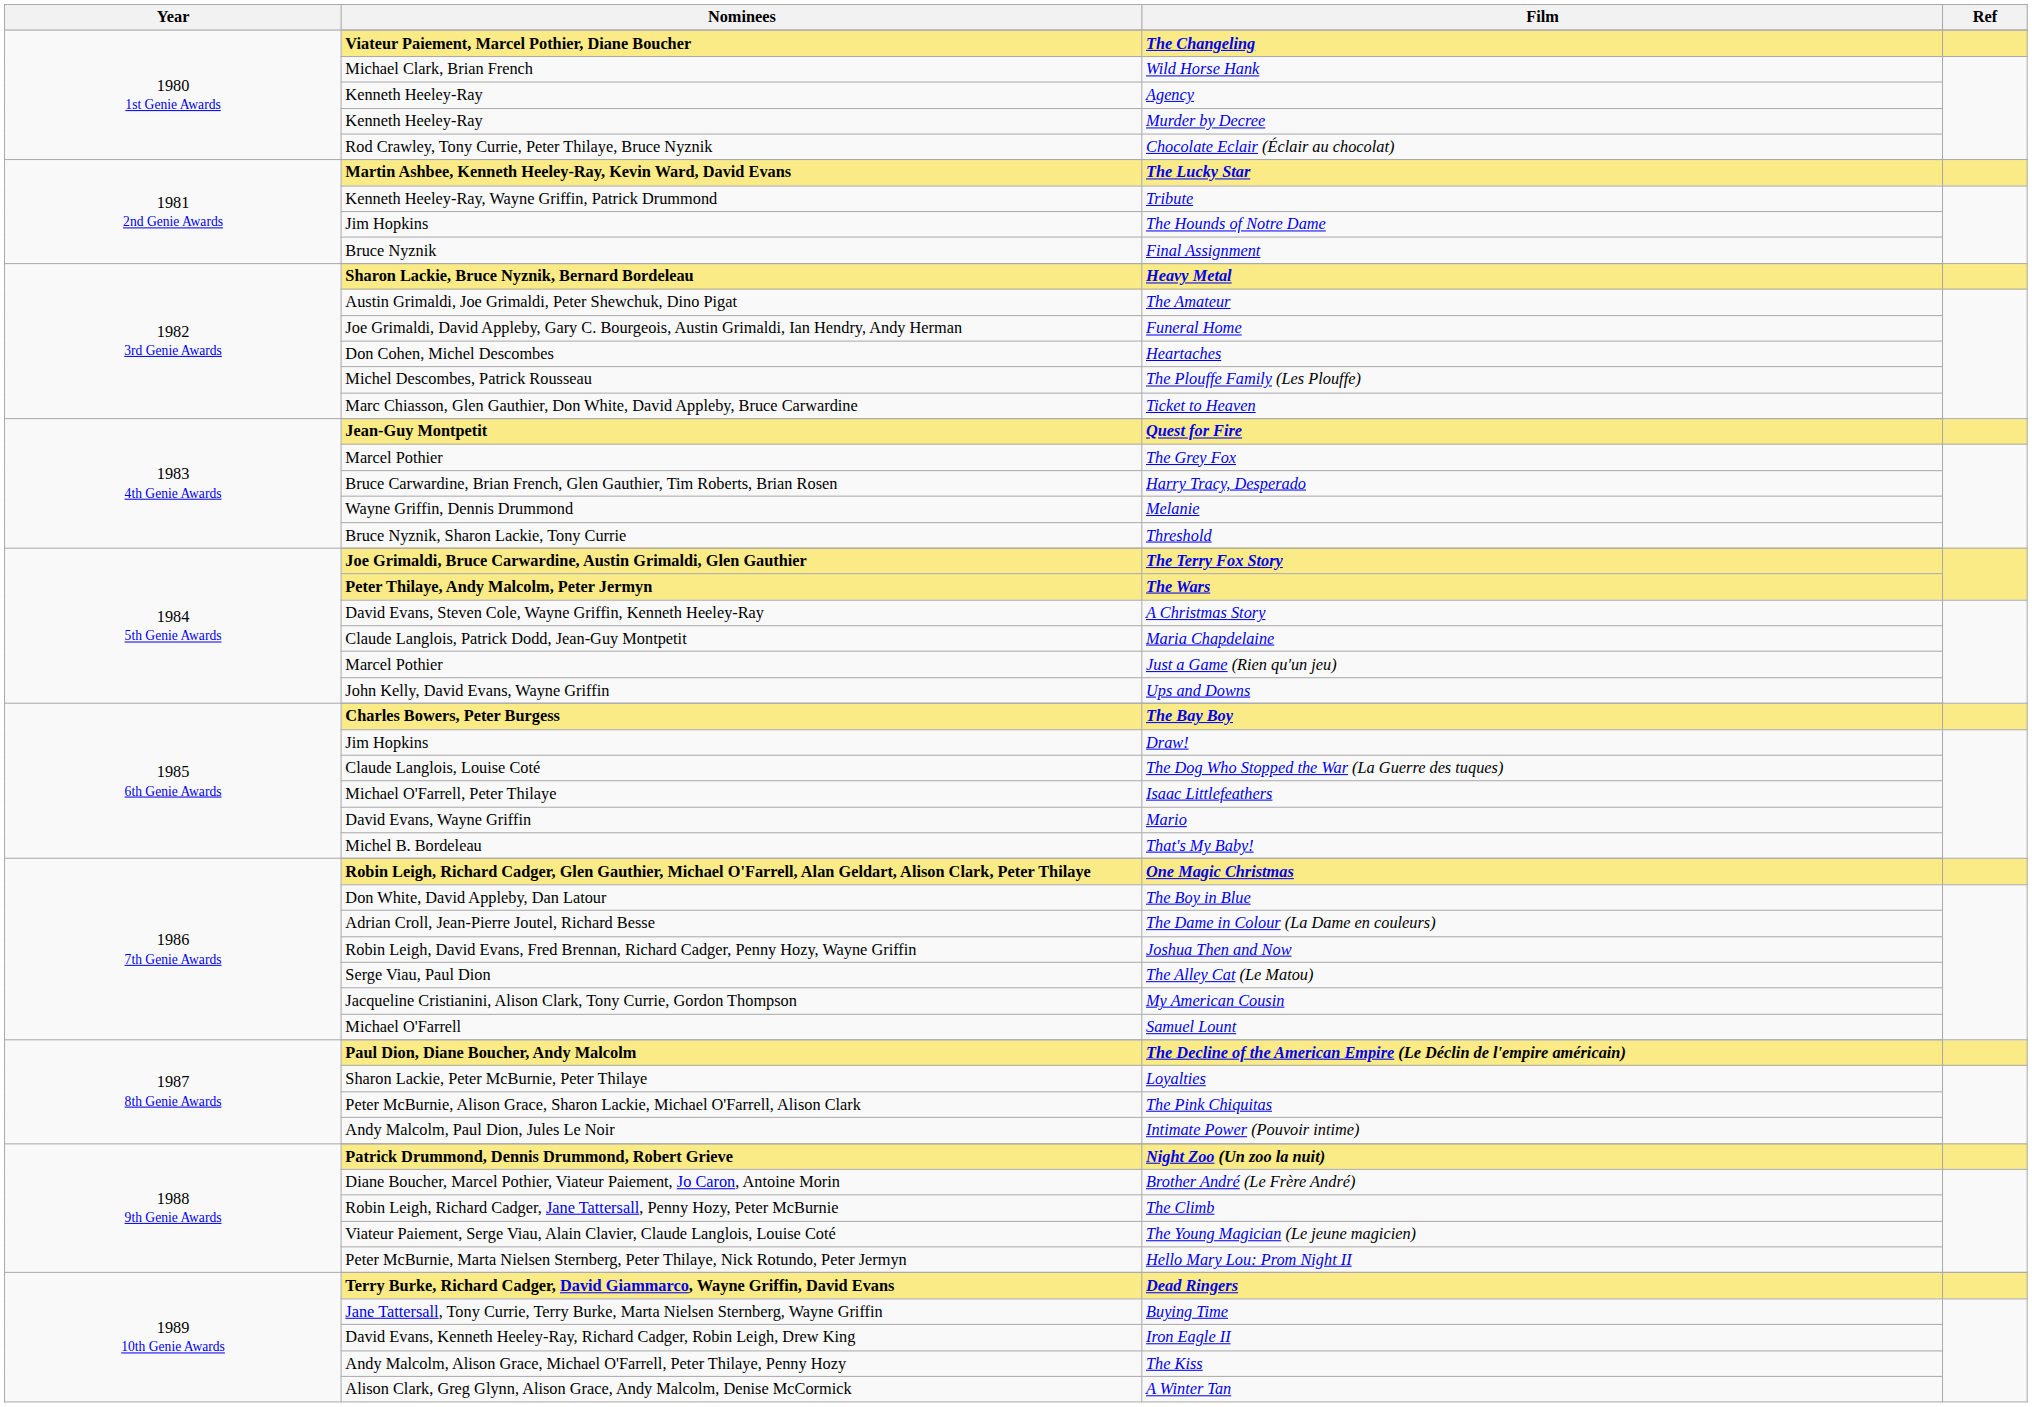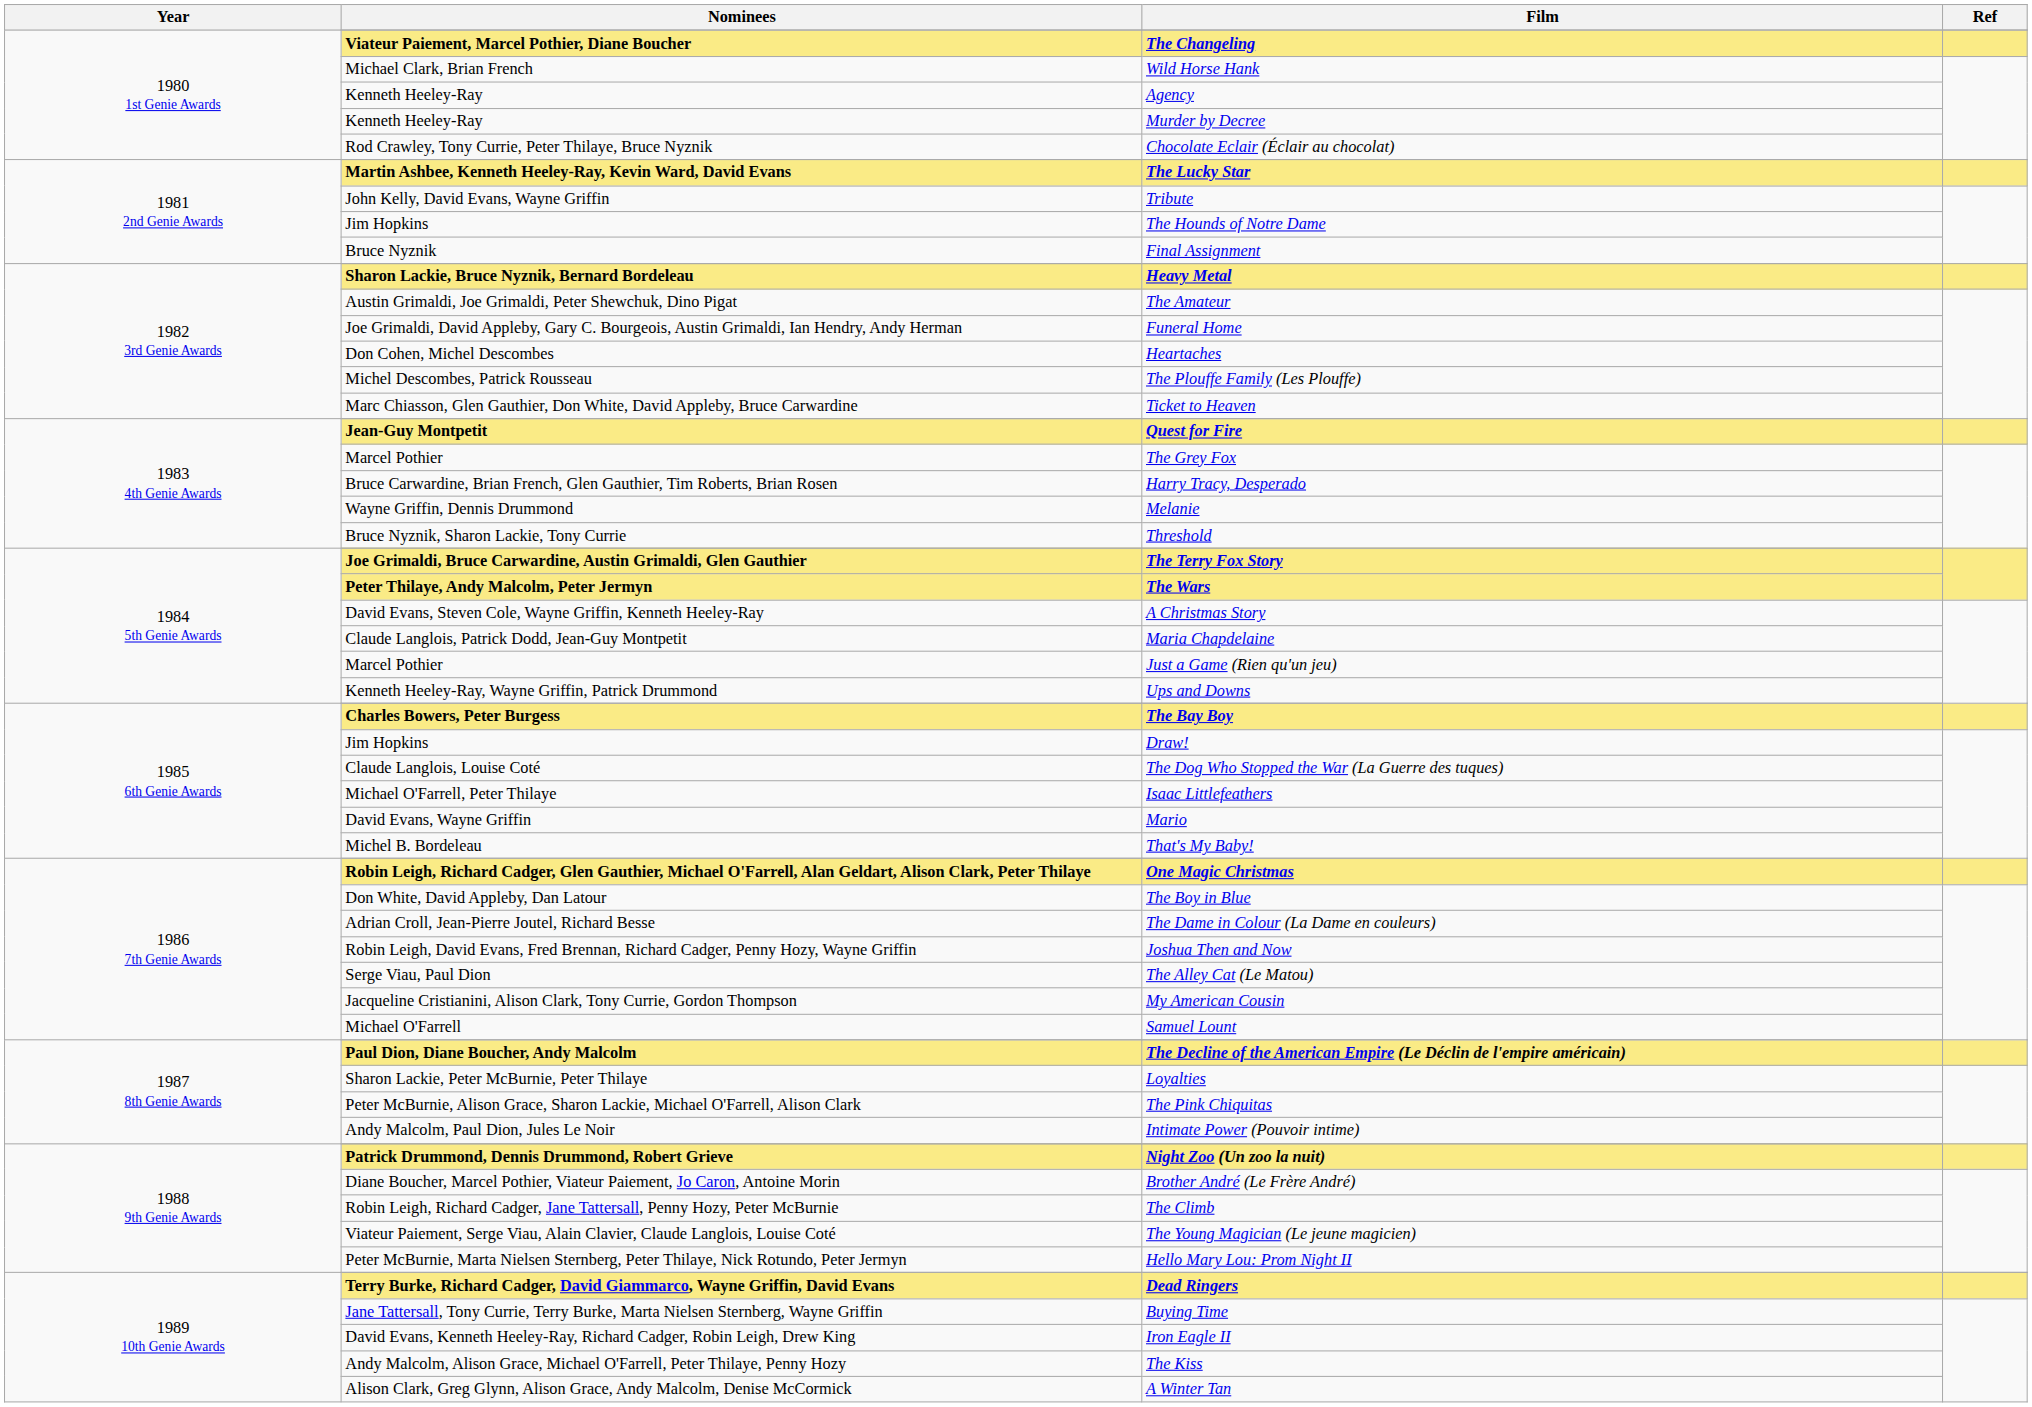(531, 198) Kenneth Heeley-Ray, Wayne Griffin, Patrick Drummond -> (477, 198) John Kelly, David Evans, Wayne Griffin
(477, 690) John Kelly, David Evans, Wayne Griffin -> (531, 690) Kenneth Heeley-Ray, Wayne Griffin, Patrick Drummond
